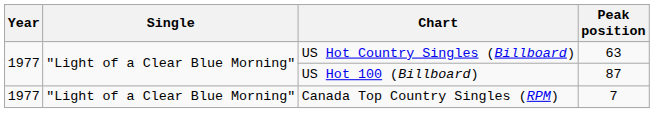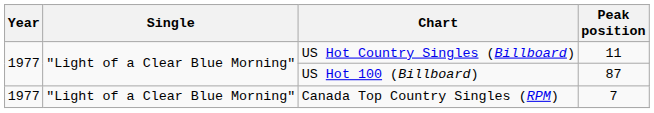(613, 53) 63 -> (613, 53) 11
